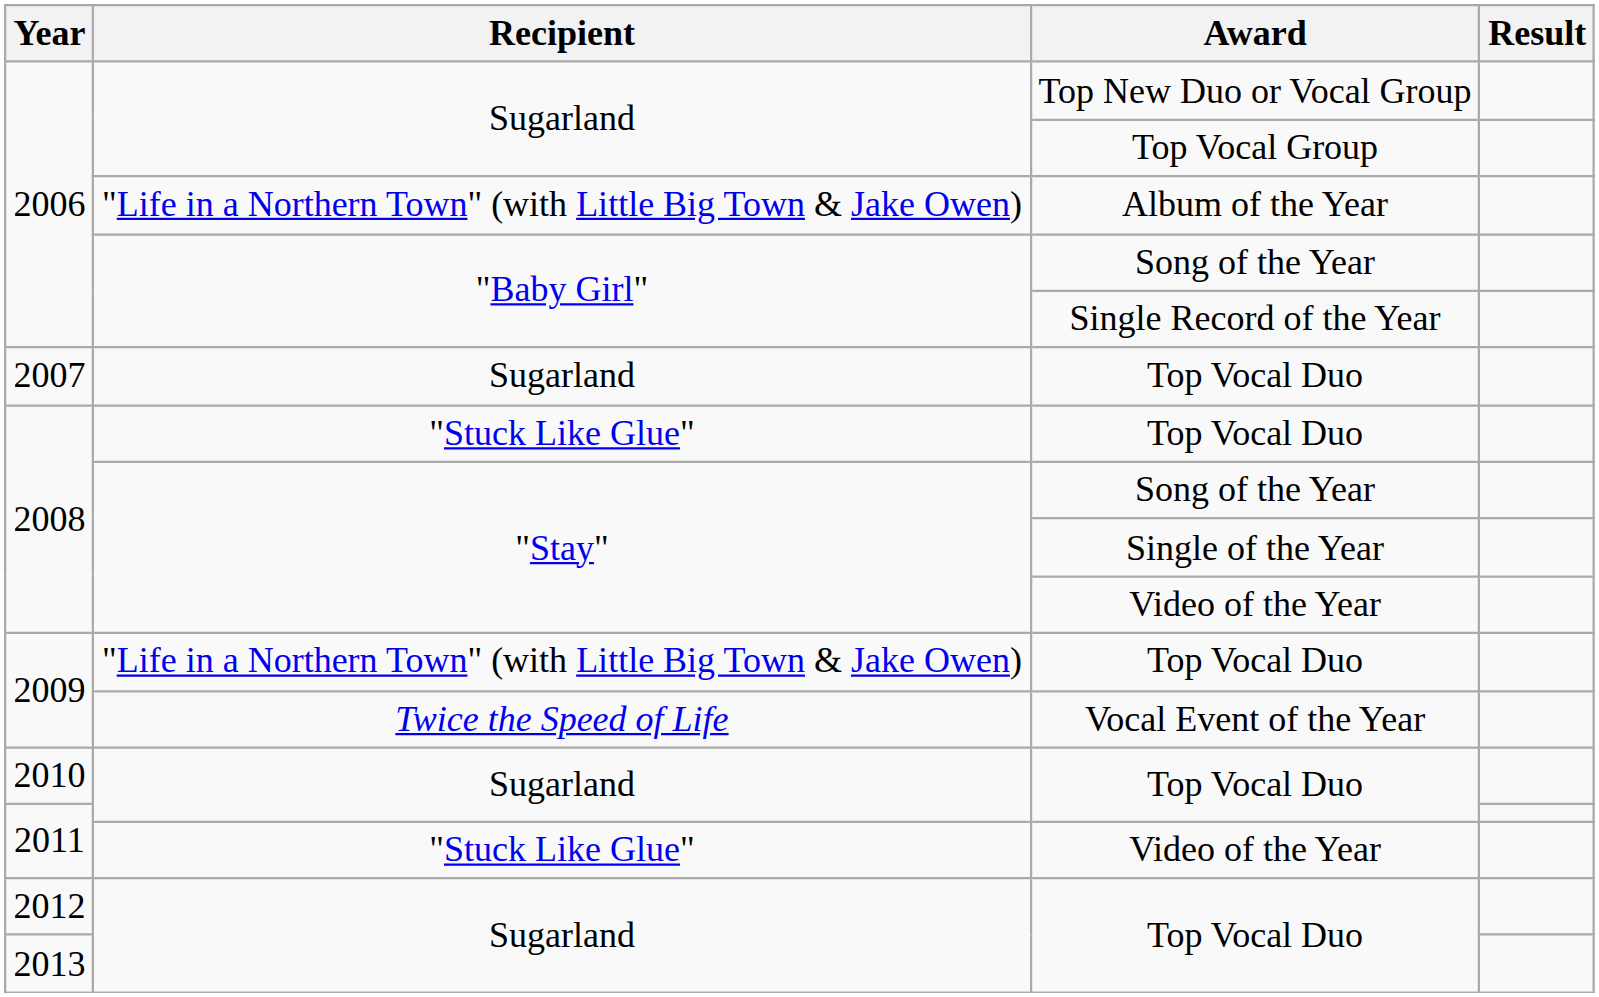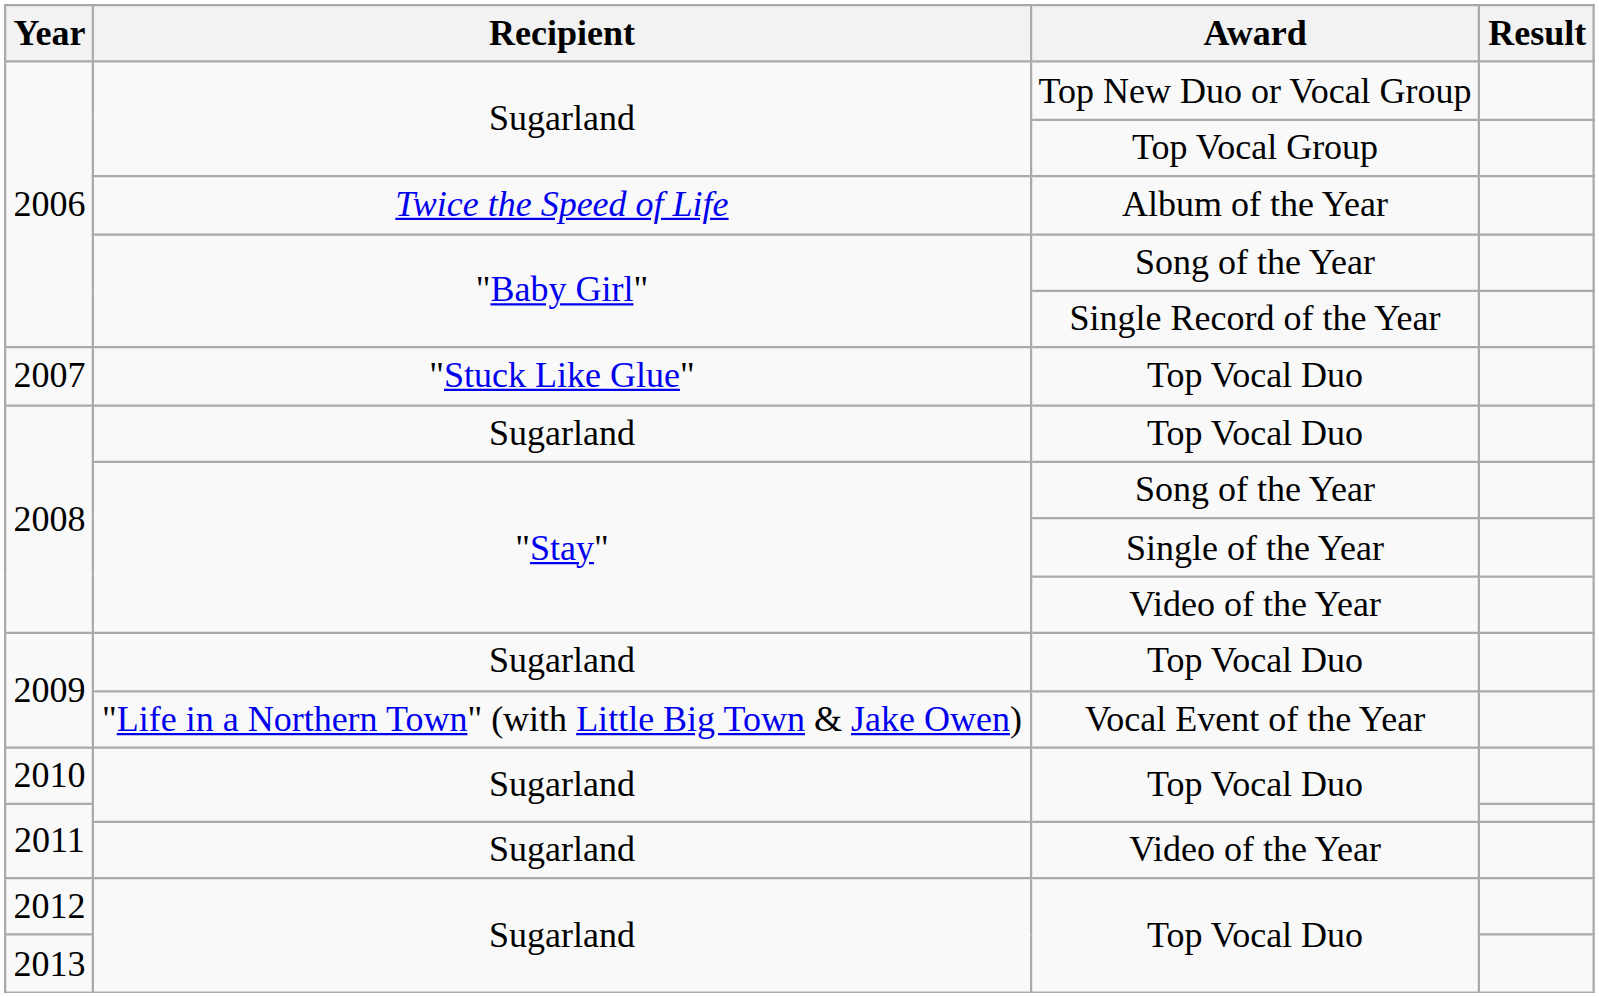(562, 204) "Life in a Northern Town" (with Little Big Town & Jake Owen) -> (562, 204) Twice the Speed of Life
(562, 375) Sugarland -> (562, 375) "Stuck Like Glue"
(562, 432) "Stuck Like Glue" -> (562, 432) Sugarland
(562, 661) "Life in a Northern Town" (with Little Big Town & Jake Owen) -> (562, 661) Sugarland
(562, 718) Twice the Speed of Life -> (562, 718) "Life in a Northern Town" (with Little Big Town & Jake Owen)
(562, 848) "Stuck Like Glue" -> (562, 848) Sugarland
